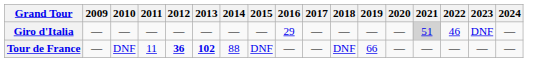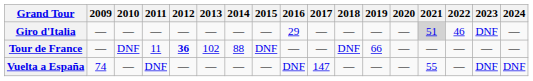(206, 48) bold -> (211, 48) normal
+ row: (46, 66)
